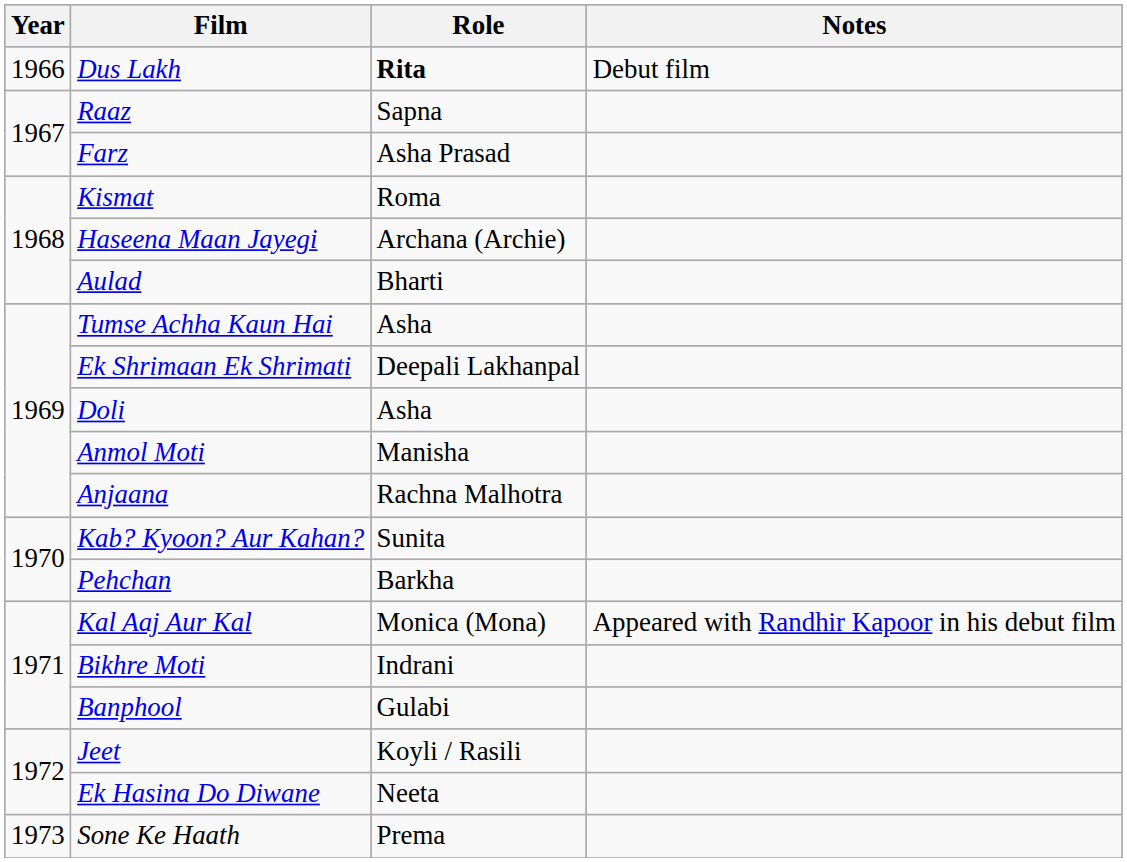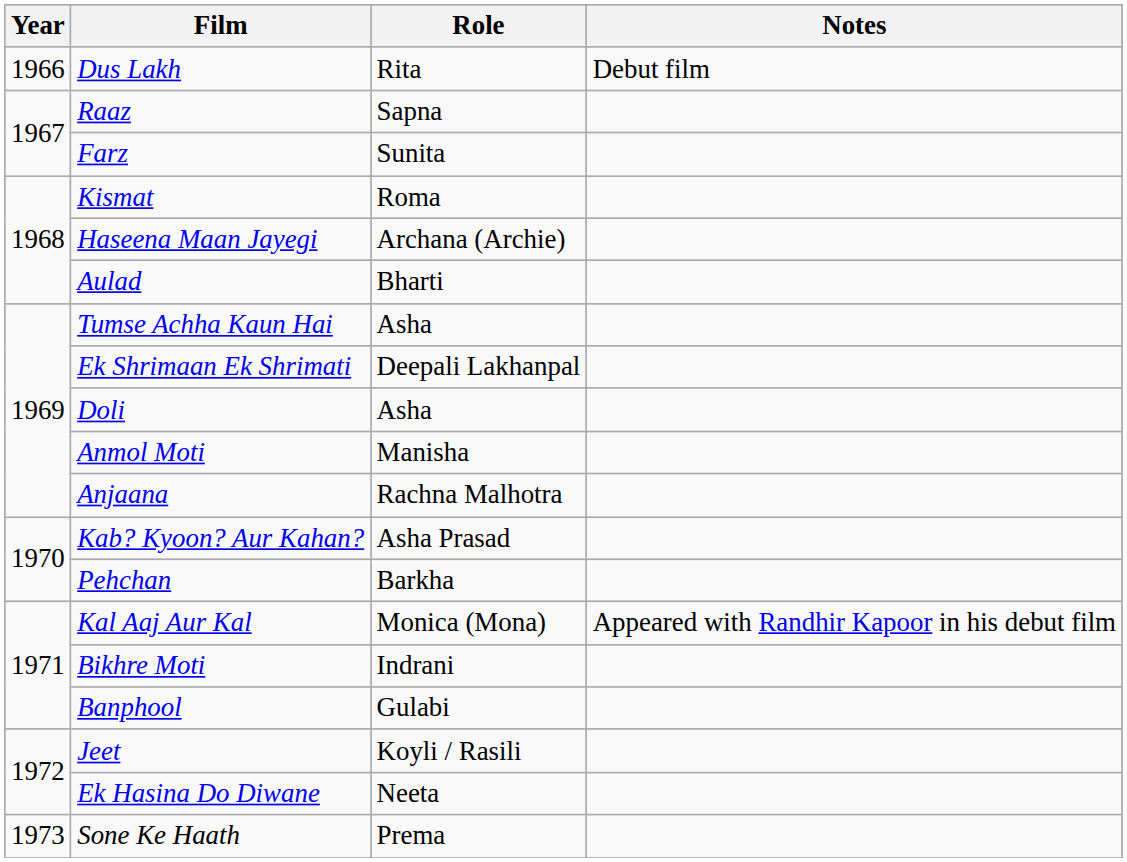(401, 68) bold -> (399, 68) normal
(443, 153) Asha Prasad -> (411, 153) Sunita
(411, 537) Sunita -> (443, 537) Asha Prasad
